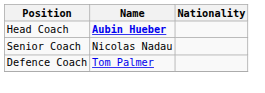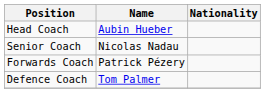(129, 30) bold -> (135, 30) normal
+ row: (50, 63)
